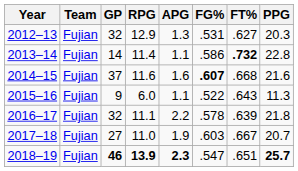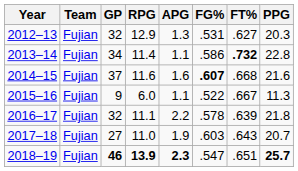(115, 55) 14 -> (115, 55) 34
(245, 96) .643 -> (245, 96) .667
(245, 136) .667 -> (245, 136) .643
